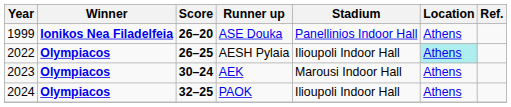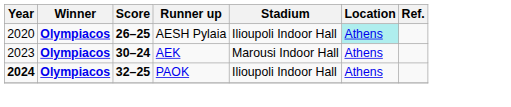- row: (251, 33)
(21, 53) 2022 -> (21, 33) 2020
(21, 92) normal -> (21, 72) bold
